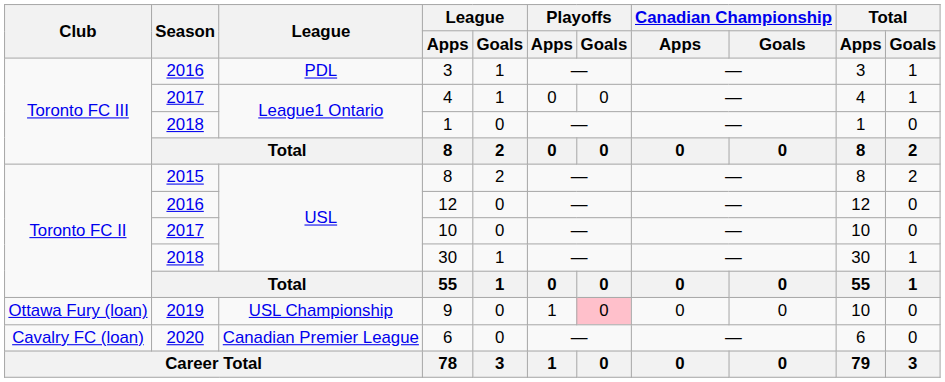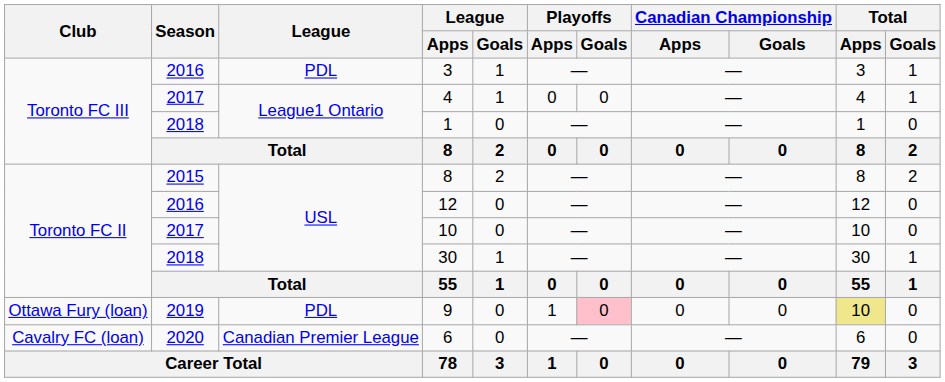(321, 310) USL Championship -> (321, 310) PDL
(861, 310) no background -> (861, 310) khaki background
